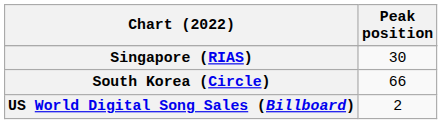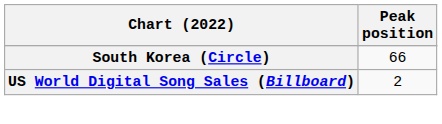- row: (182, 58)
